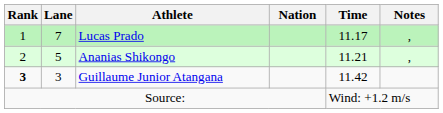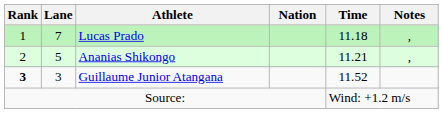(353, 35) 11.17 -> (353, 35) 11.18
(353, 77) 11.42 -> (353, 77) 11.52
